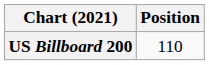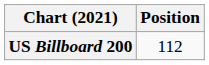(170, 45) 110 -> (170, 45) 112
